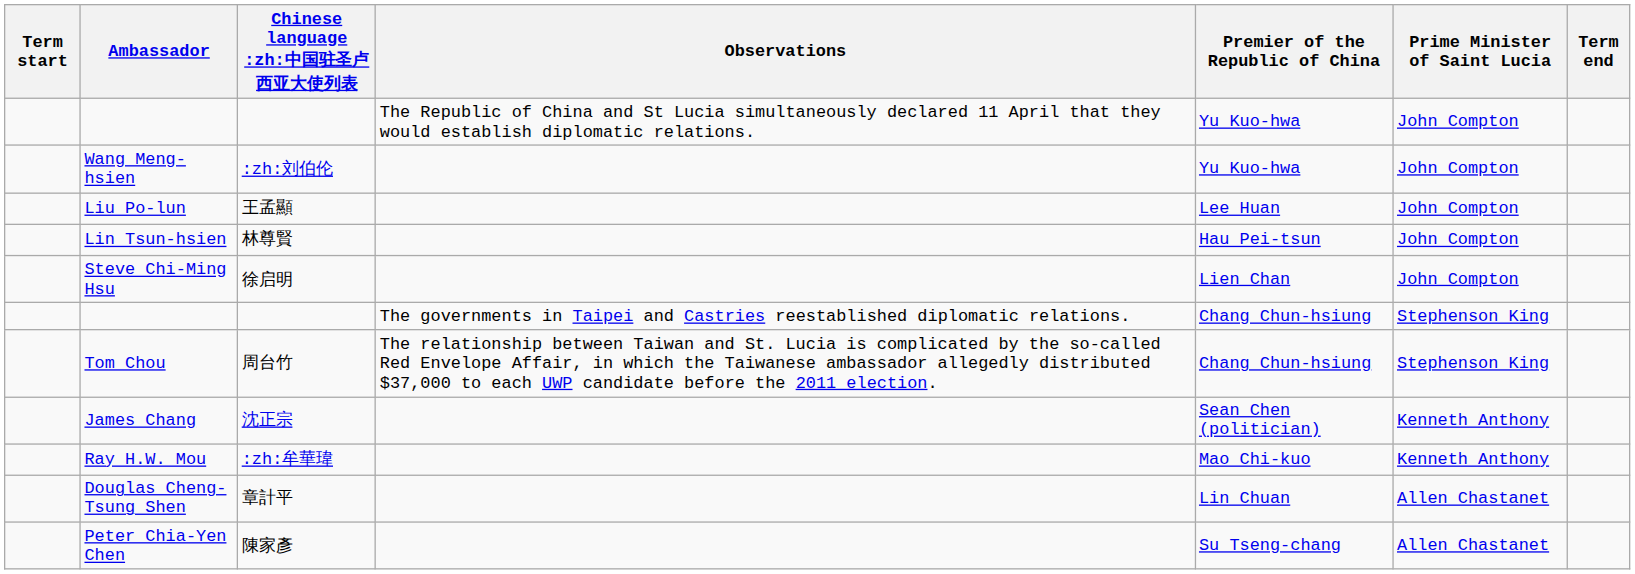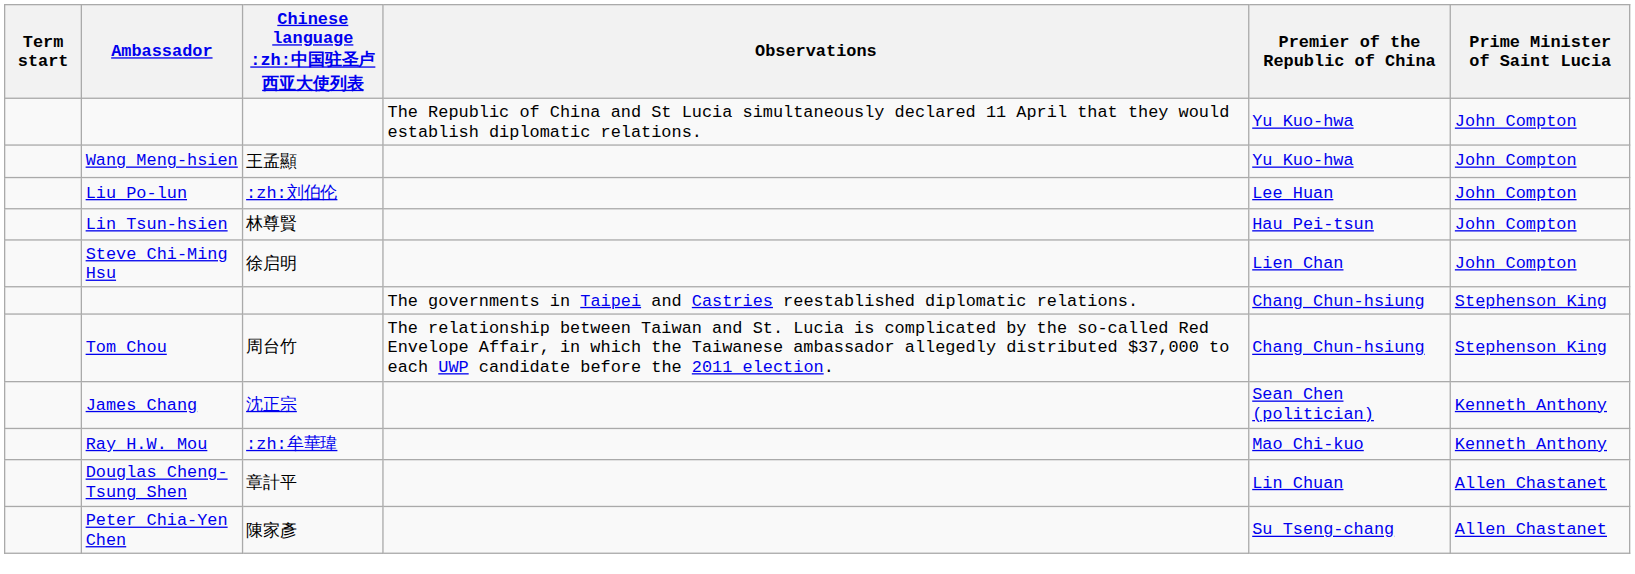- column: (1598, 52)
(287, 170) :zh:刘伯伦 -> (271, 162) 王孟顯
(267, 209) 王孟顯 -> (292, 193) :zh:刘伯伦
